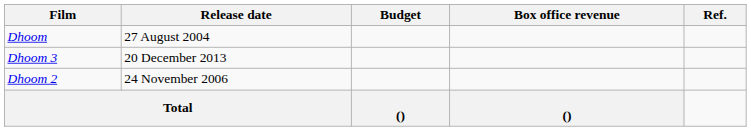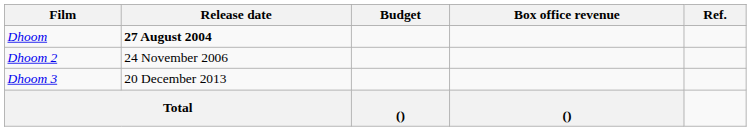(167, 36) normal -> (168, 36) bold
rows swapped: (32, 79) <-> (32, 57)
